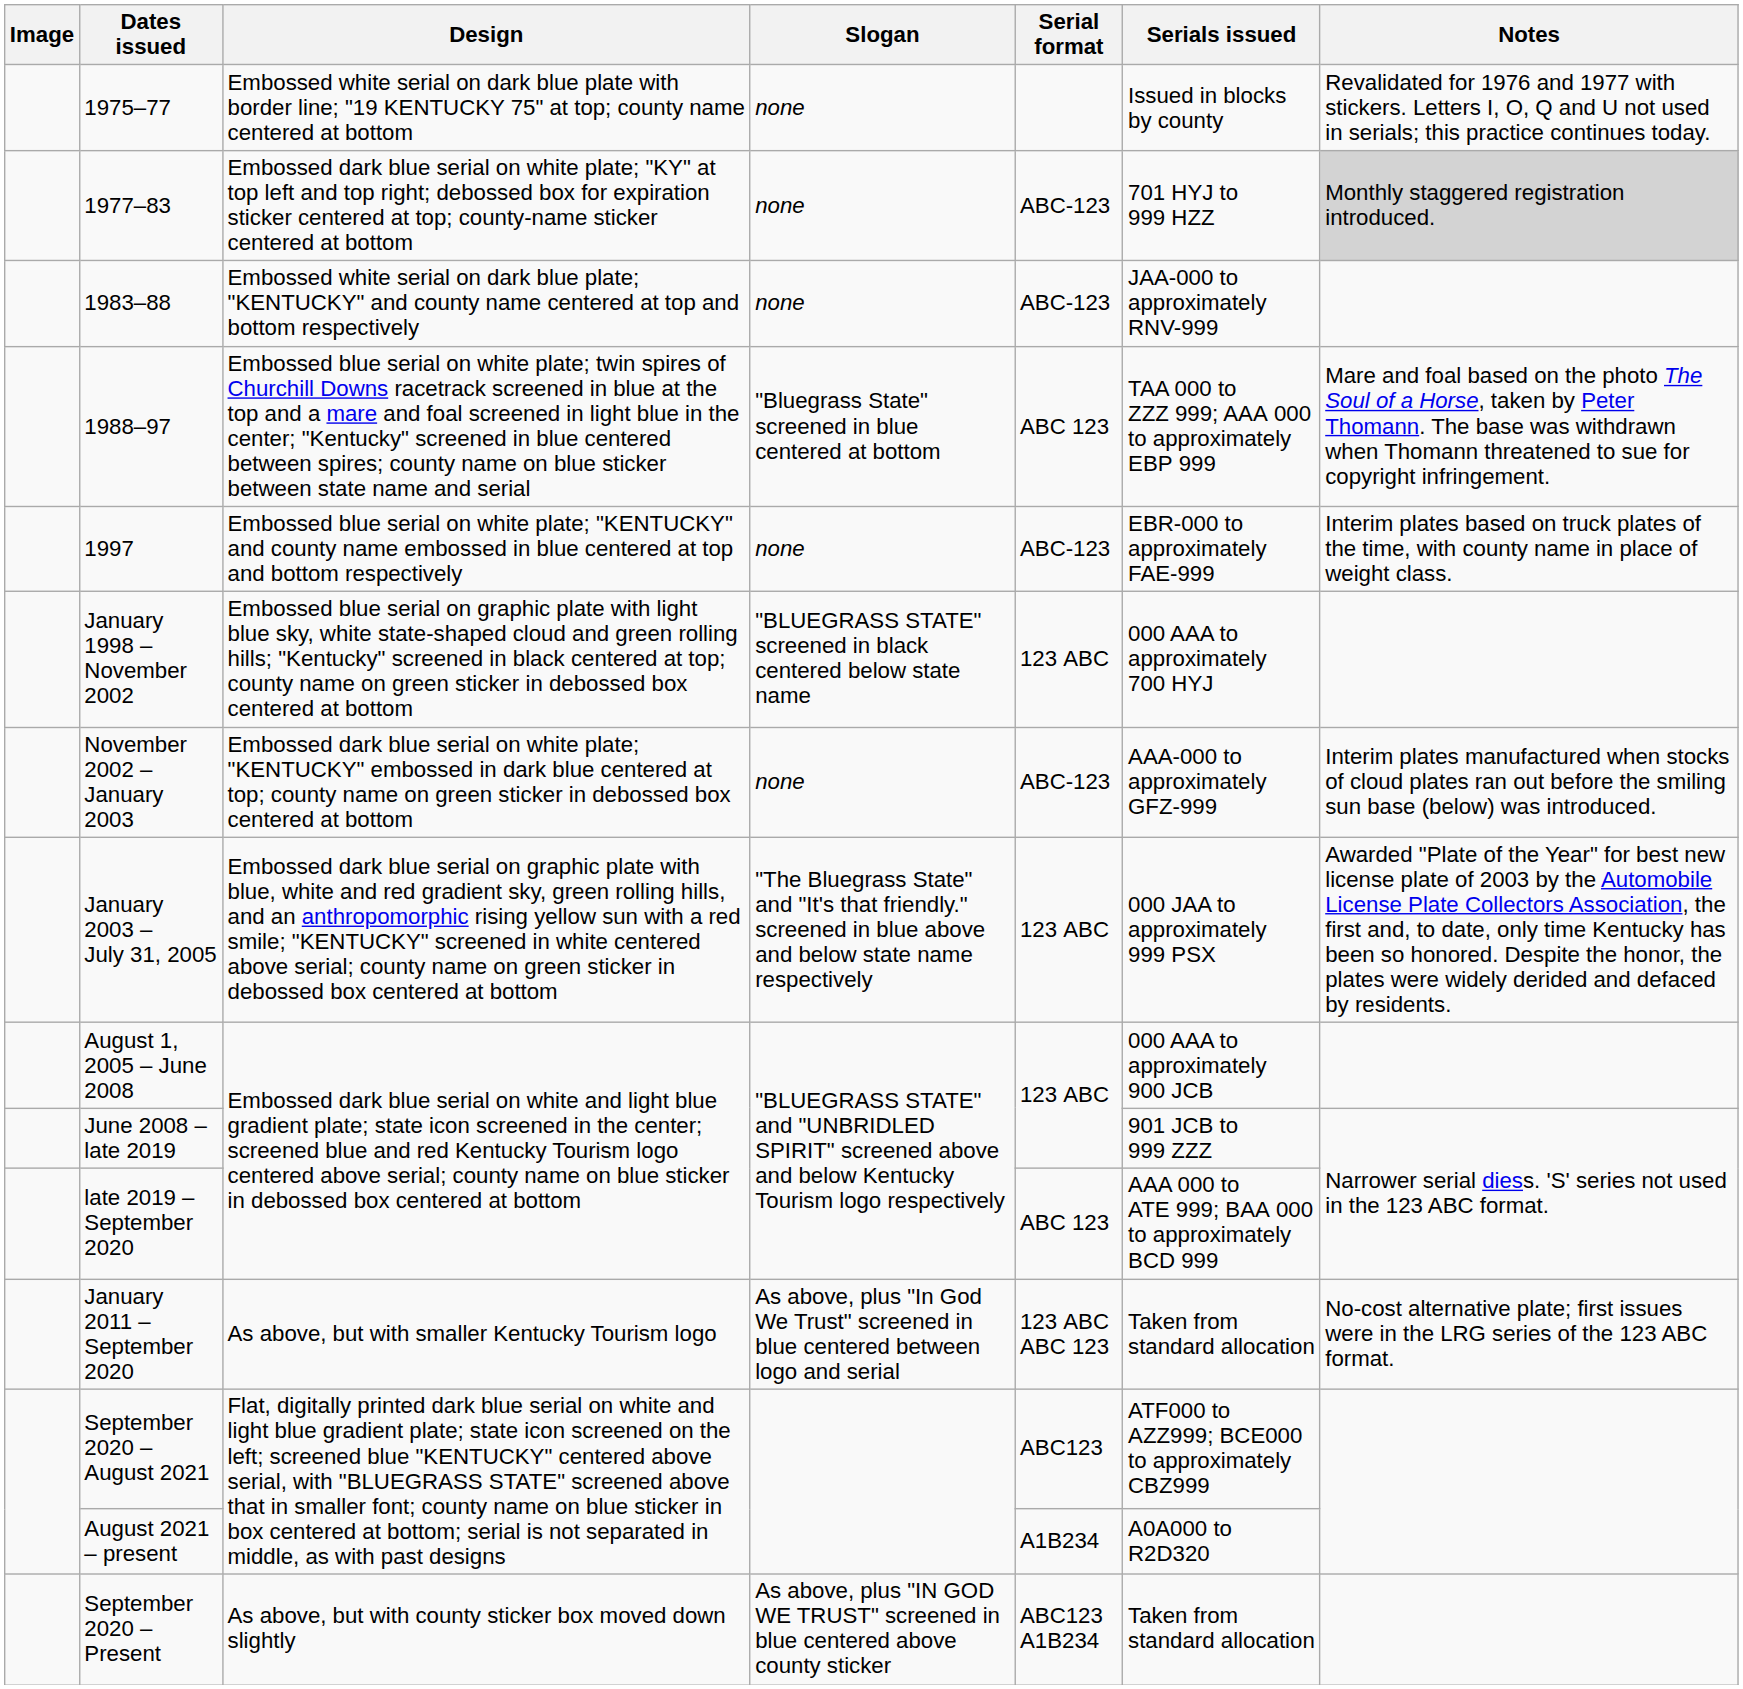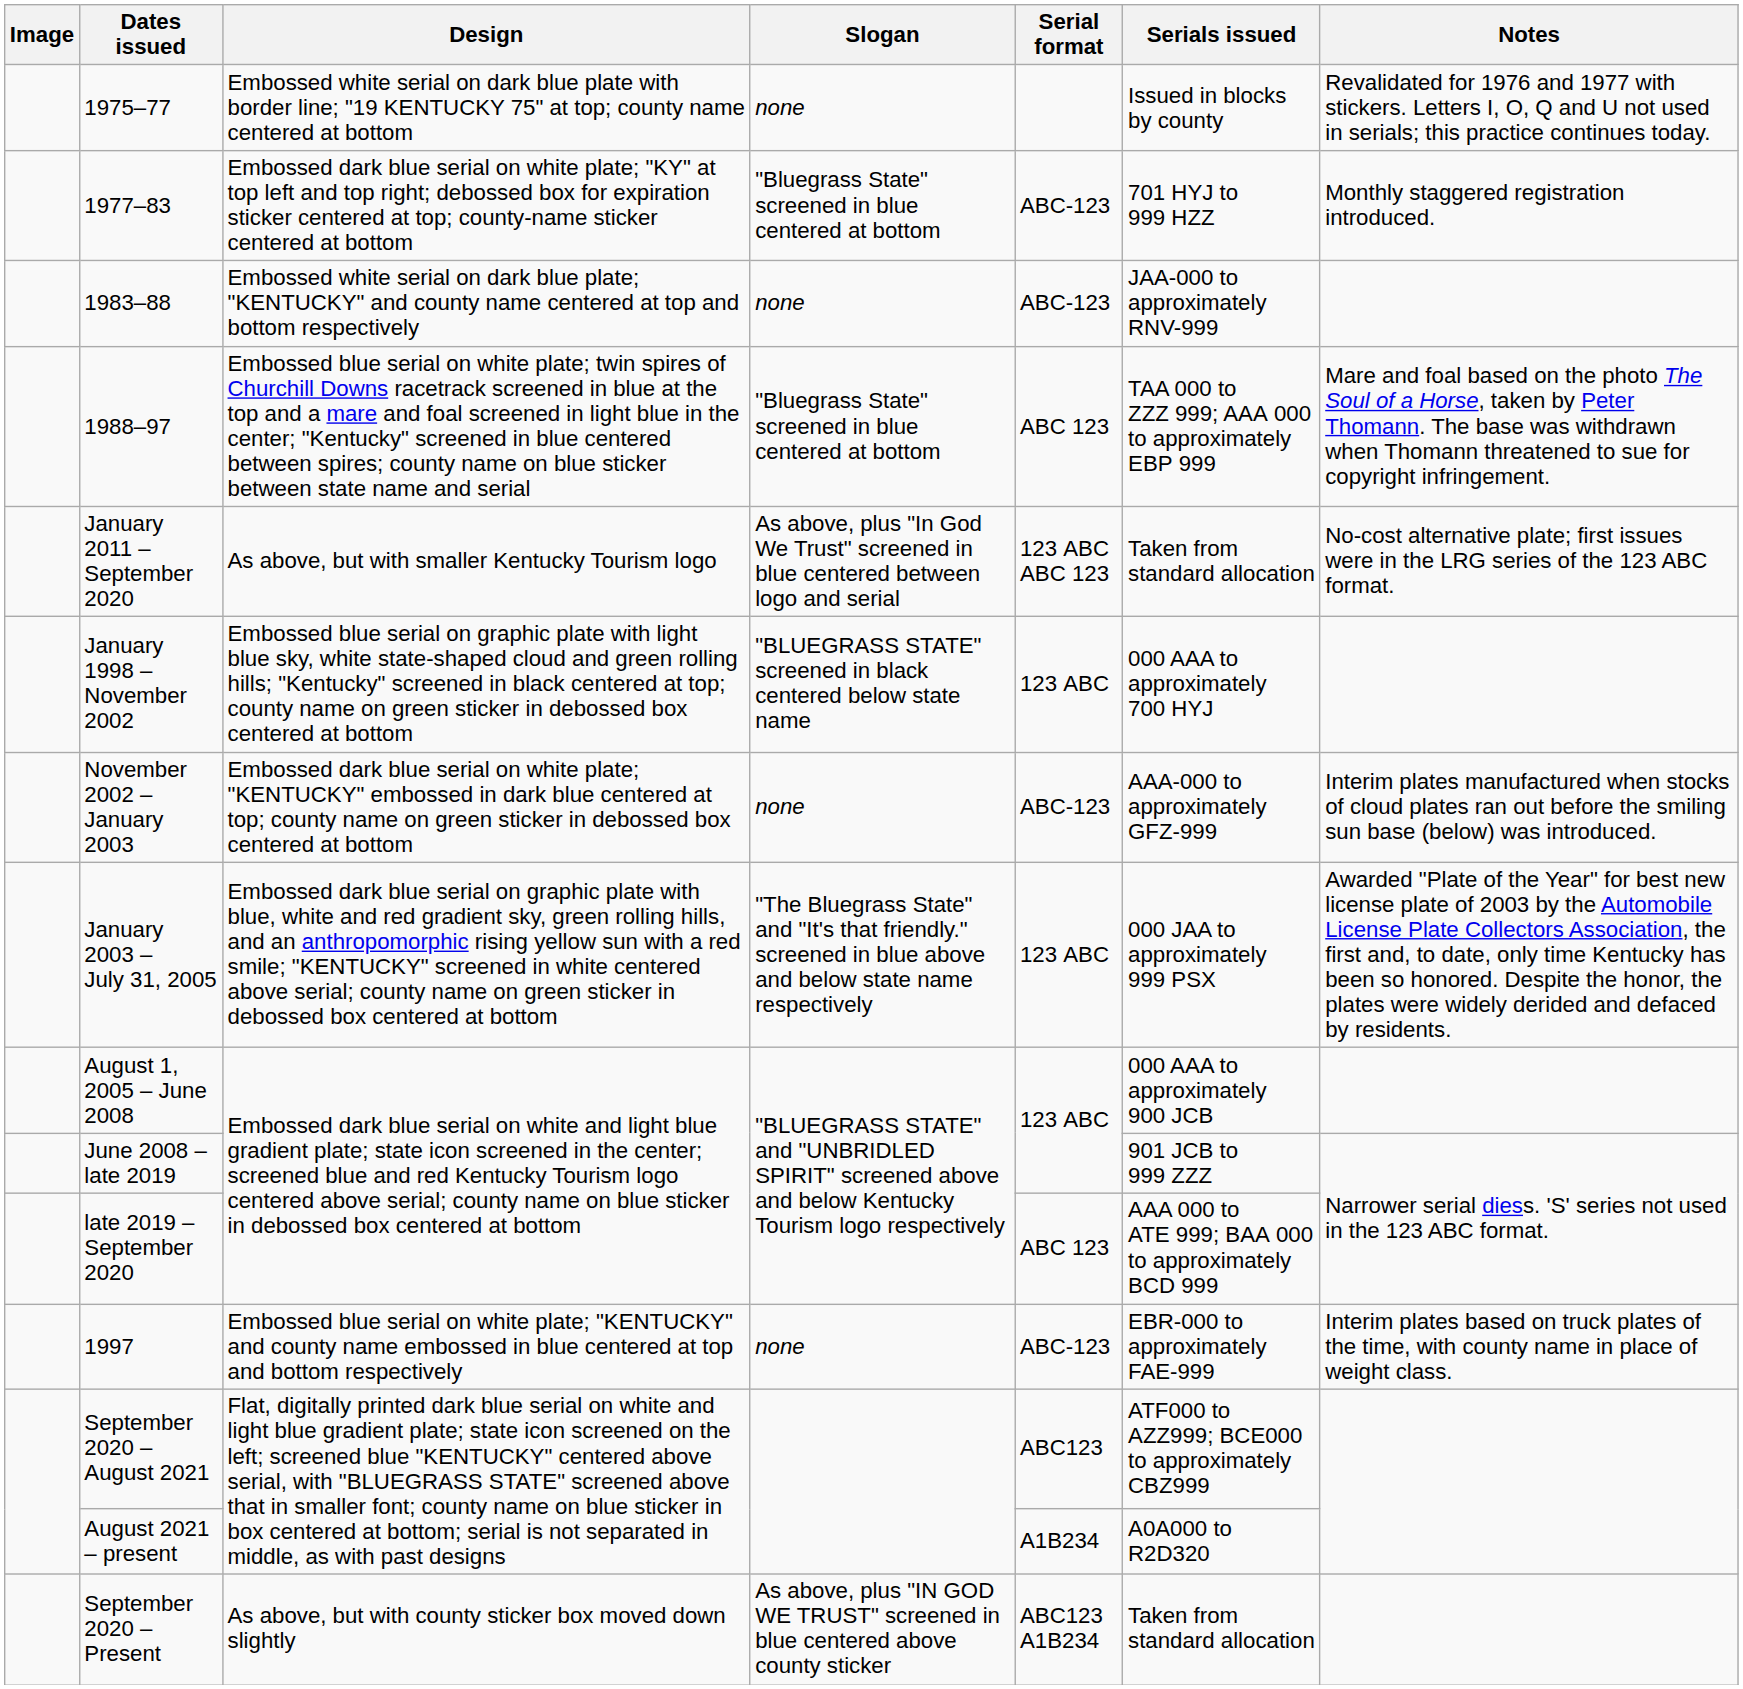(780, 205) none -> (848, 205) "Bluegrass State" screened in blue centered at bottom
(1475, 205) lightgrey background -> (1475, 205) no background
rows swapped: (109, 548) <-> (139, 1333)
